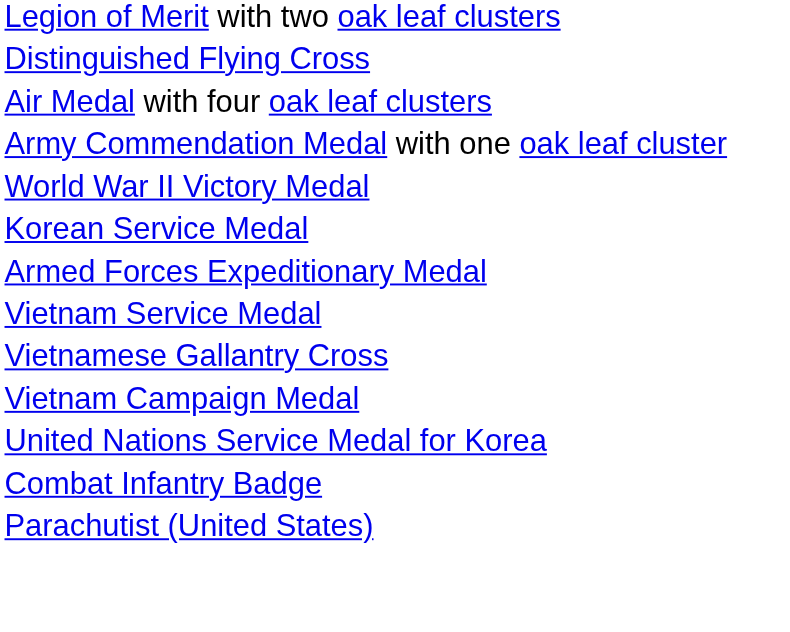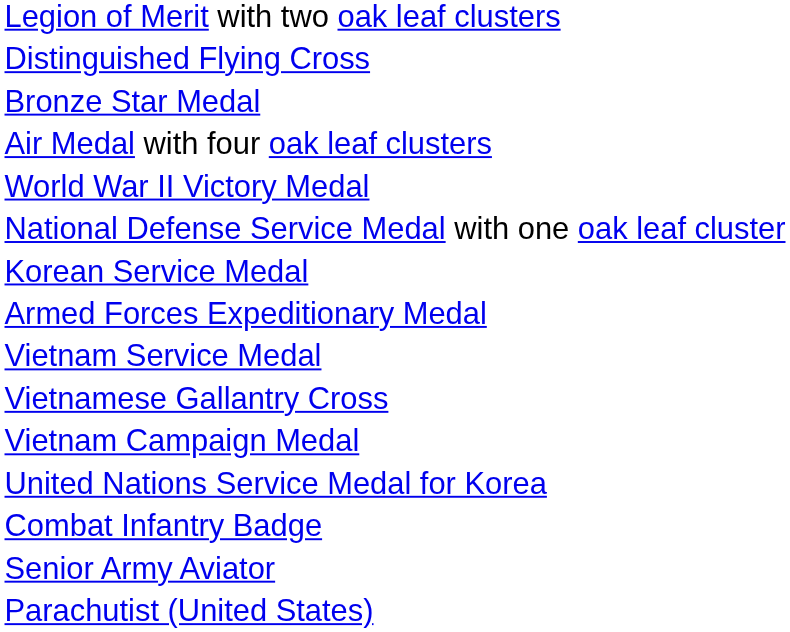+ row: (132, 101)
- row: (366, 144)
+ row: (395, 228)
+ row: (140, 568)
